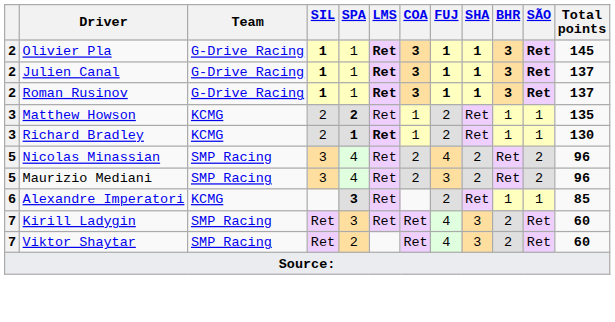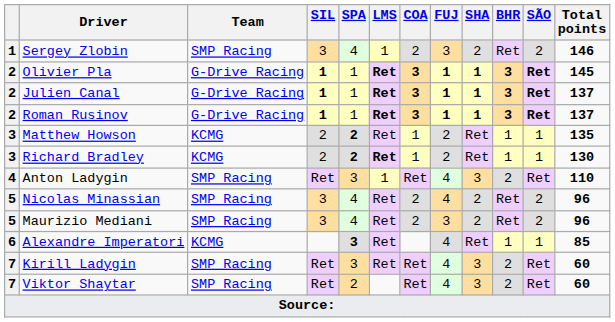+ row: (75, 51)
(354, 136) 1 -> (354, 157) 2
+ row: (75, 179)
(446, 200) 2 -> (446, 242) 4
